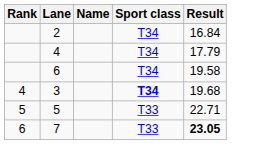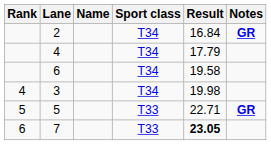+ column: (246, 14)
(148, 91) bold -> (148, 91) normal
(205, 91) 19.68 -> (205, 91) 19.98
